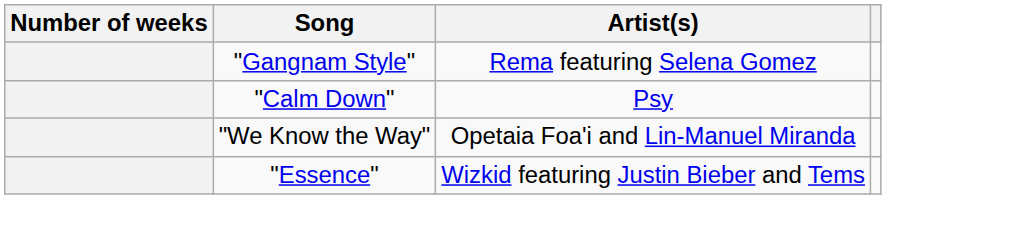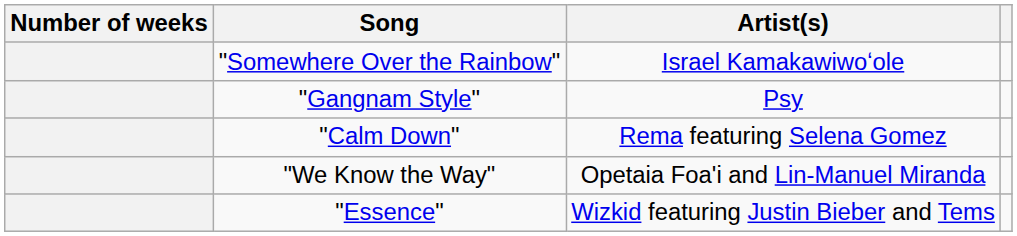+ row: (389, 61)
(653, 61) Rema featuring Selena Gomez -> (783, 99) Psy
(653, 99) Psy -> (783, 136) Rema featuring Selena Gomez
